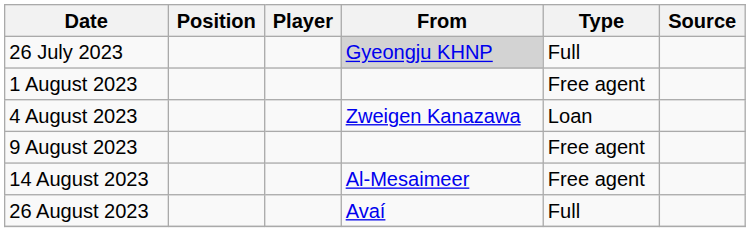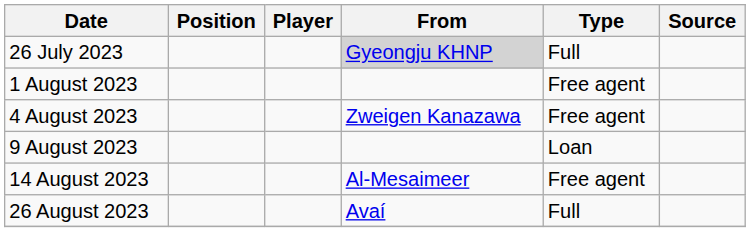(570, 116) Loan -> (596, 116) Free agent
(596, 148) Free agent -> (570, 148) Loan
